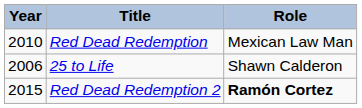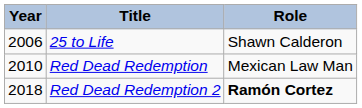rows swapped: (82, 66) <-> (129, 41)
(25, 90) 2015 -> (25, 90) 2018
